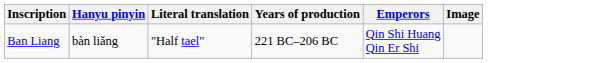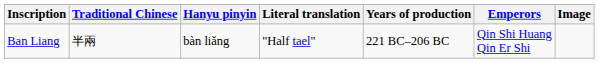+ column: (125, 14)
